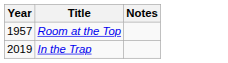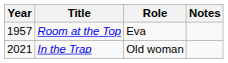+ column: (155, 13)
(20, 49) 2019 -> (20, 49) 2021
